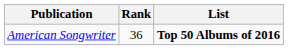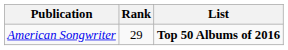(136, 34) 36 -> (136, 34) 29
